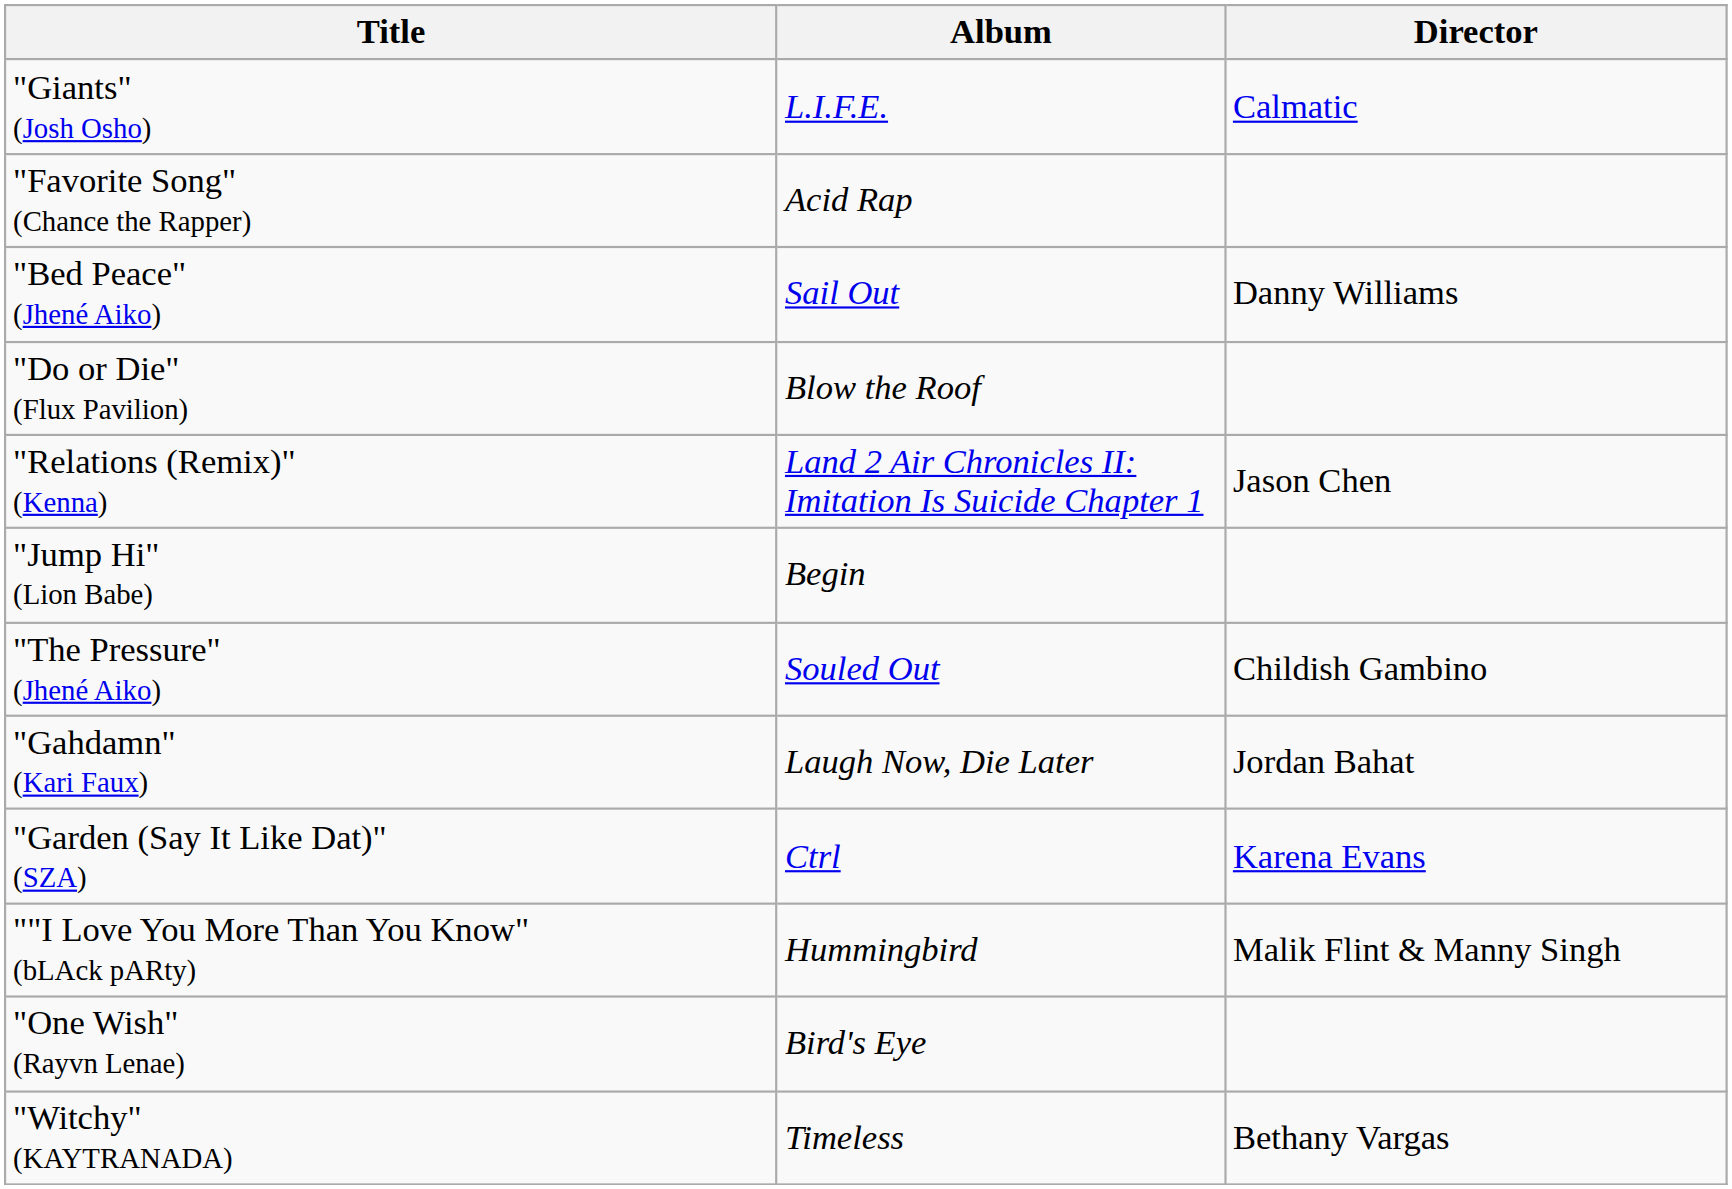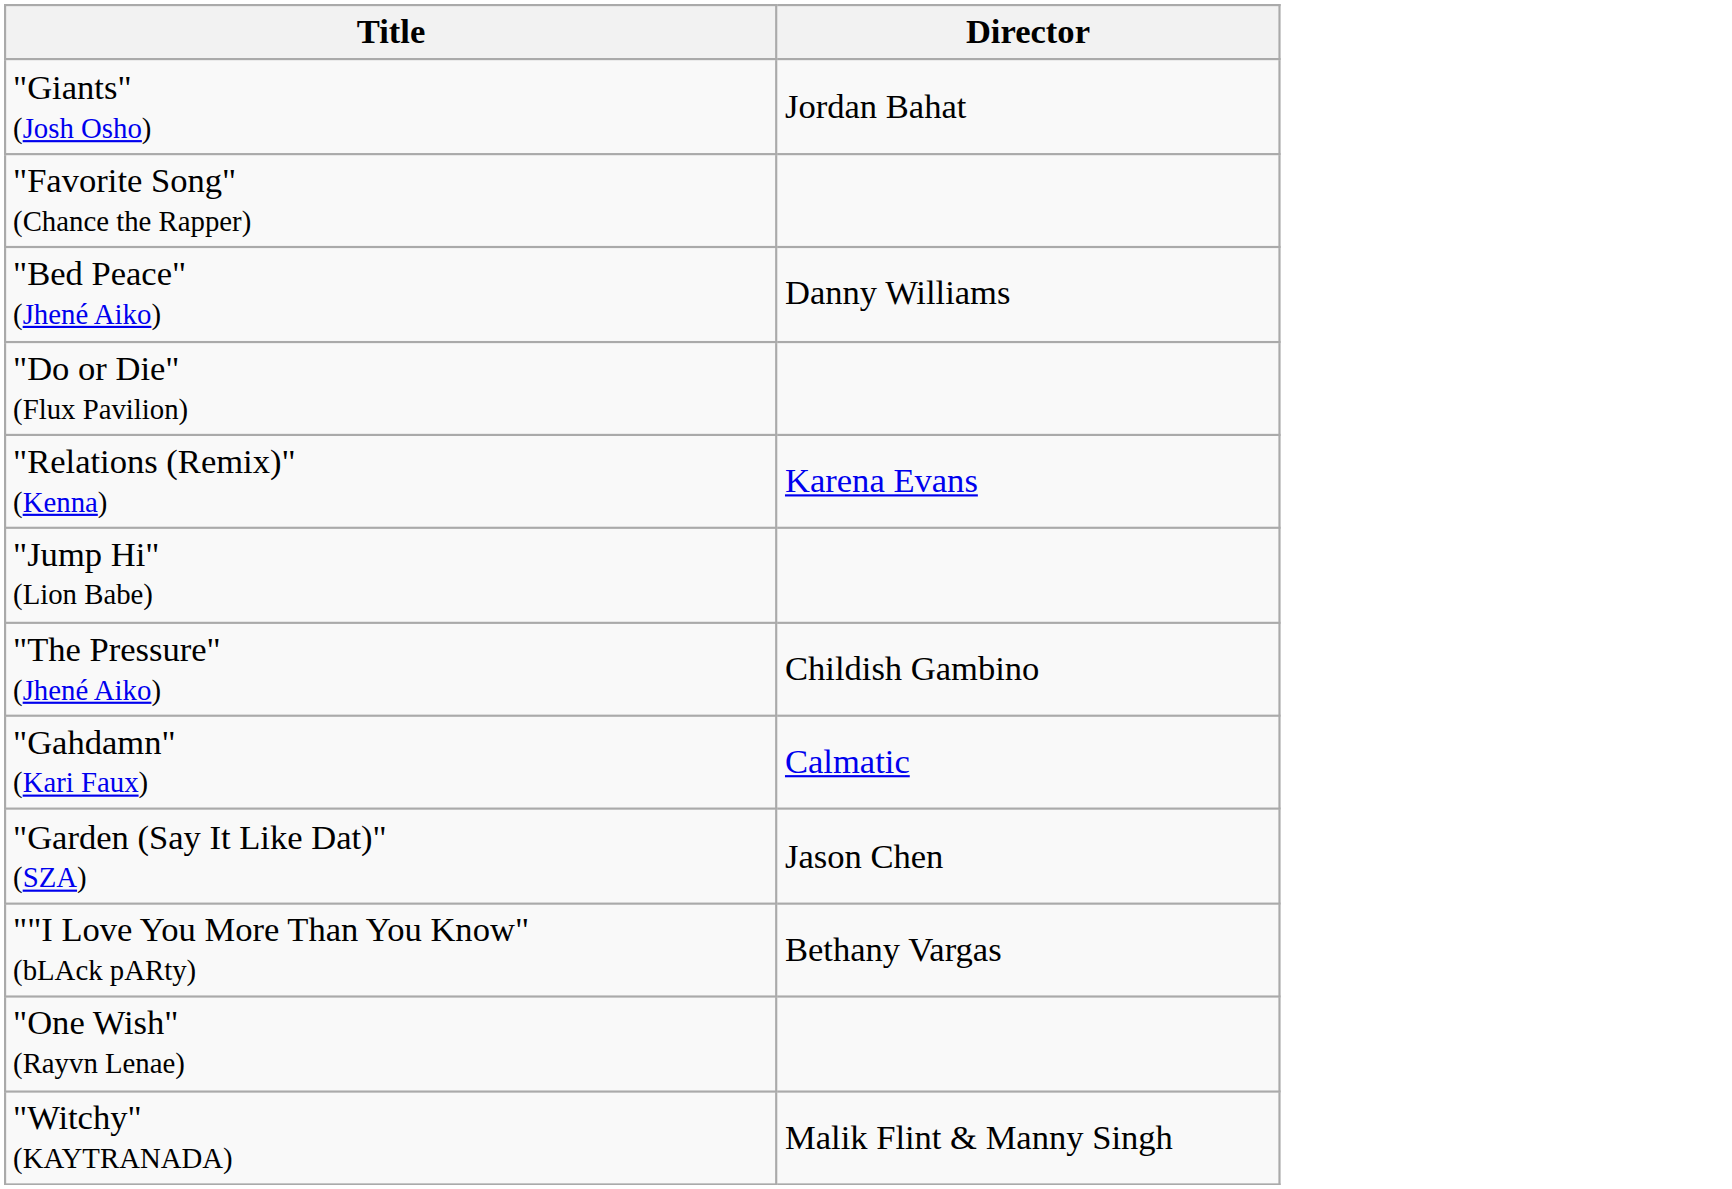- column: (1001, 31)
(1295, 106) Calmatic -> (876, 106) Jordan Bahat
(1312, 480) Jason Chen -> (881, 480) Karena Evans
(1324, 761) Jordan Bahat -> (847, 761) Calmatic
(1329, 855) Karena Evans -> (864, 855) Jason Chen
(1427, 949) Malik Flint & Manny Singh -> (893, 949) Bethany Vargas
(1341, 1136) Bethany Vargas -> (979, 1136) Malik Flint & Manny Singh
